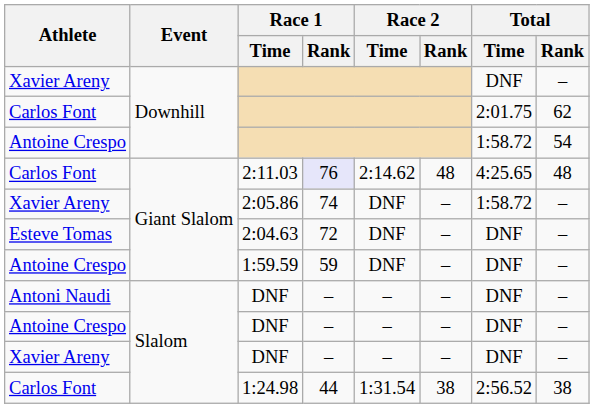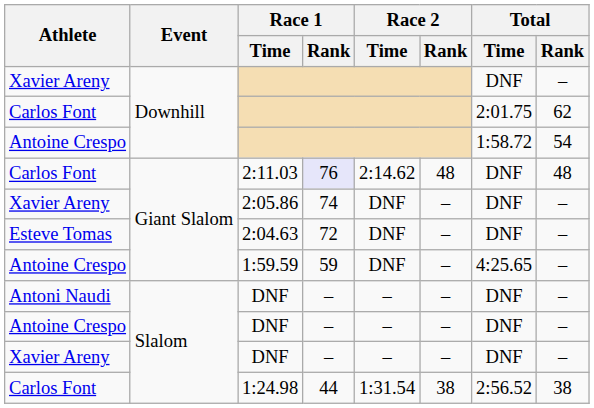(504, 173) 4:25.65 -> (504, 173) DNF
(504, 204) 1:58.72 -> (504, 204) DNF
(504, 265) DNF -> (504, 265) 4:25.65
